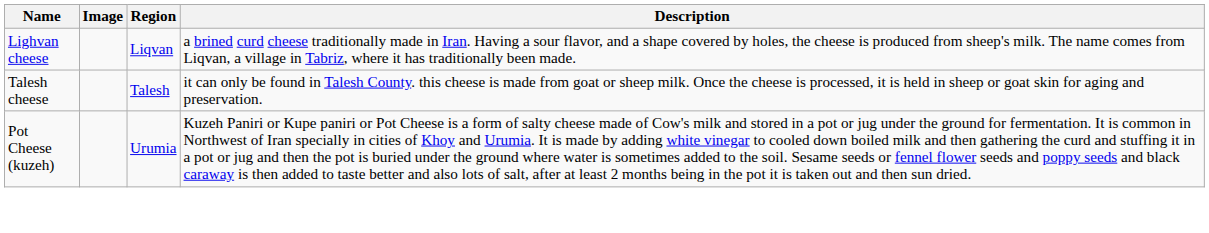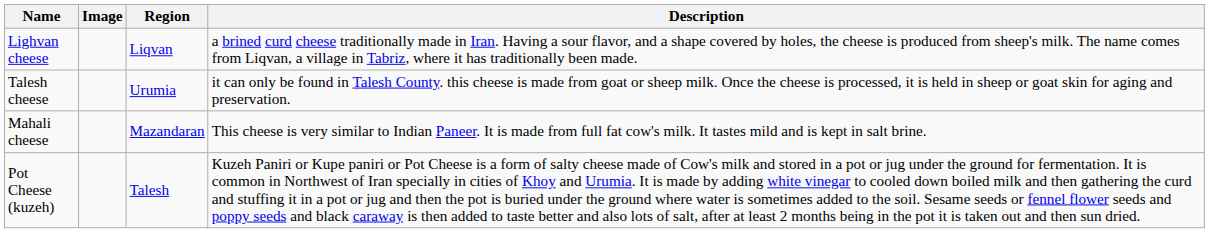(150, 90) Talesh -> (153, 90) Urumia
+ row: (30, 131)
(153, 148) Urumia -> (149, 189) Talesh
